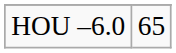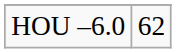(151, 26) 65 -> (151, 26) 62
